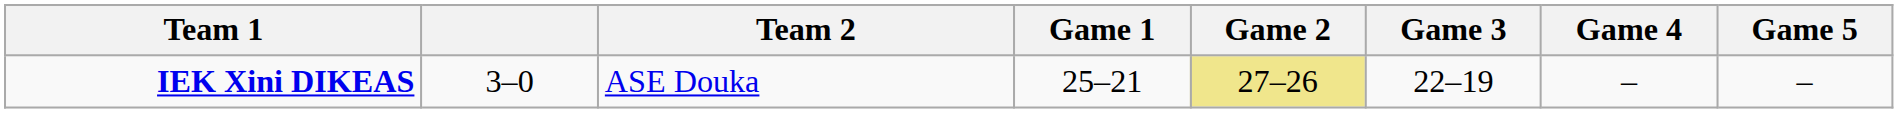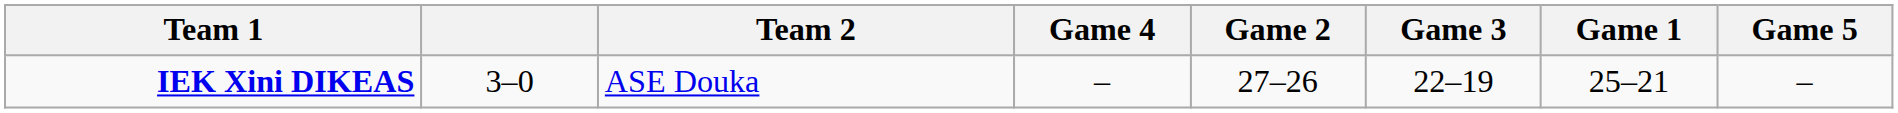columns swapped: (1102, 30) <-> (1629, 30)
(1278, 81) khaki background -> (1278, 81) no background
